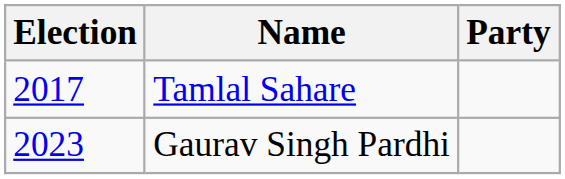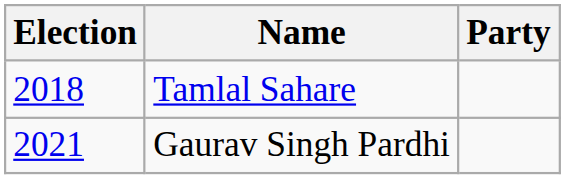(49, 88) 2017 -> (49, 88) 2018
(49, 144) 2023 -> (49, 144) 2021
